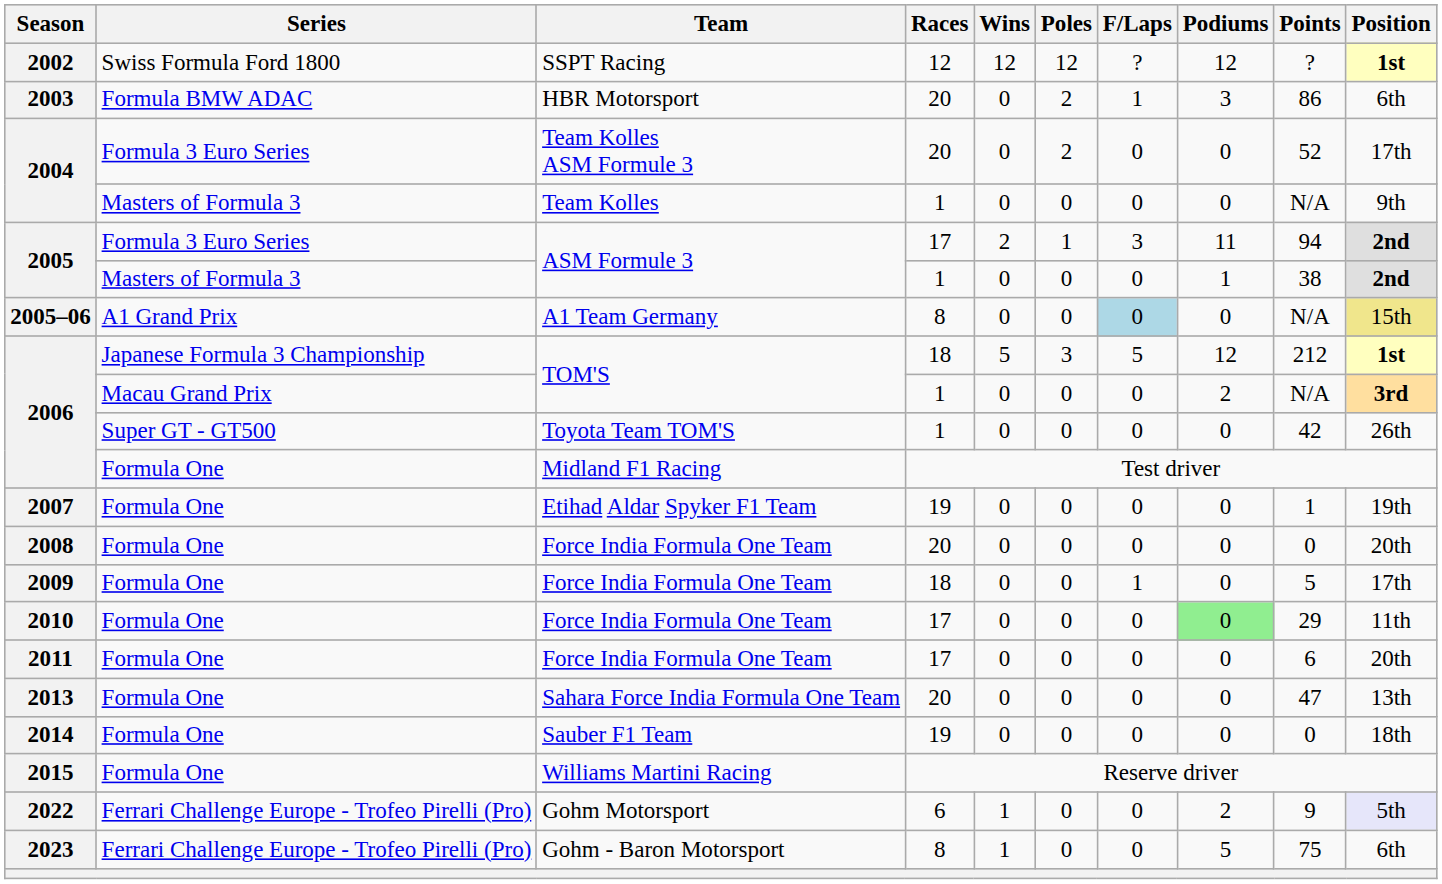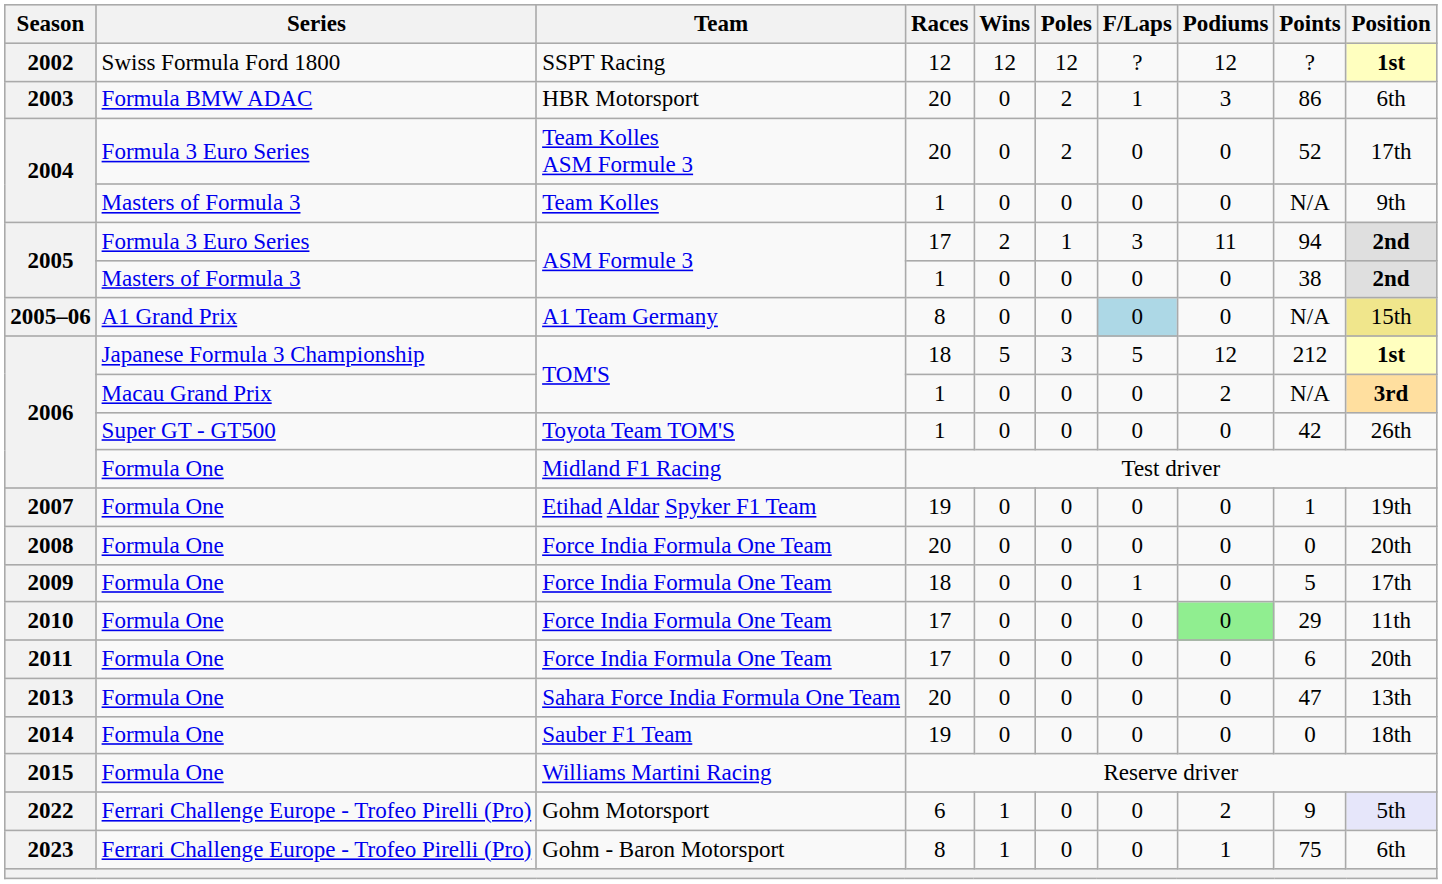(1226, 279) 1 -> (1226, 279) 0
(1226, 849) 5 -> (1226, 849) 1
